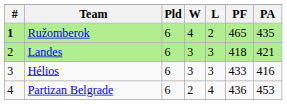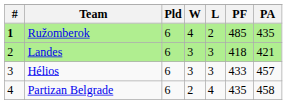(237, 33) 465 -> (237, 33) 485
(265, 71) 416 -> (265, 71) 457
(237, 90) 436 -> (237, 90) 435
(265, 90) 453 -> (265, 90) 458
